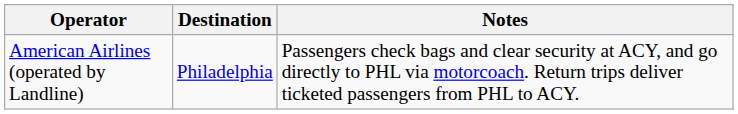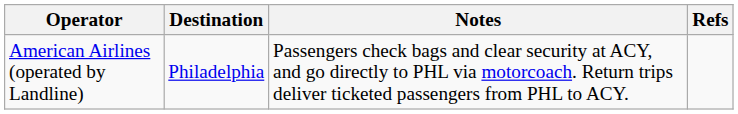+ column: (710, 19)
